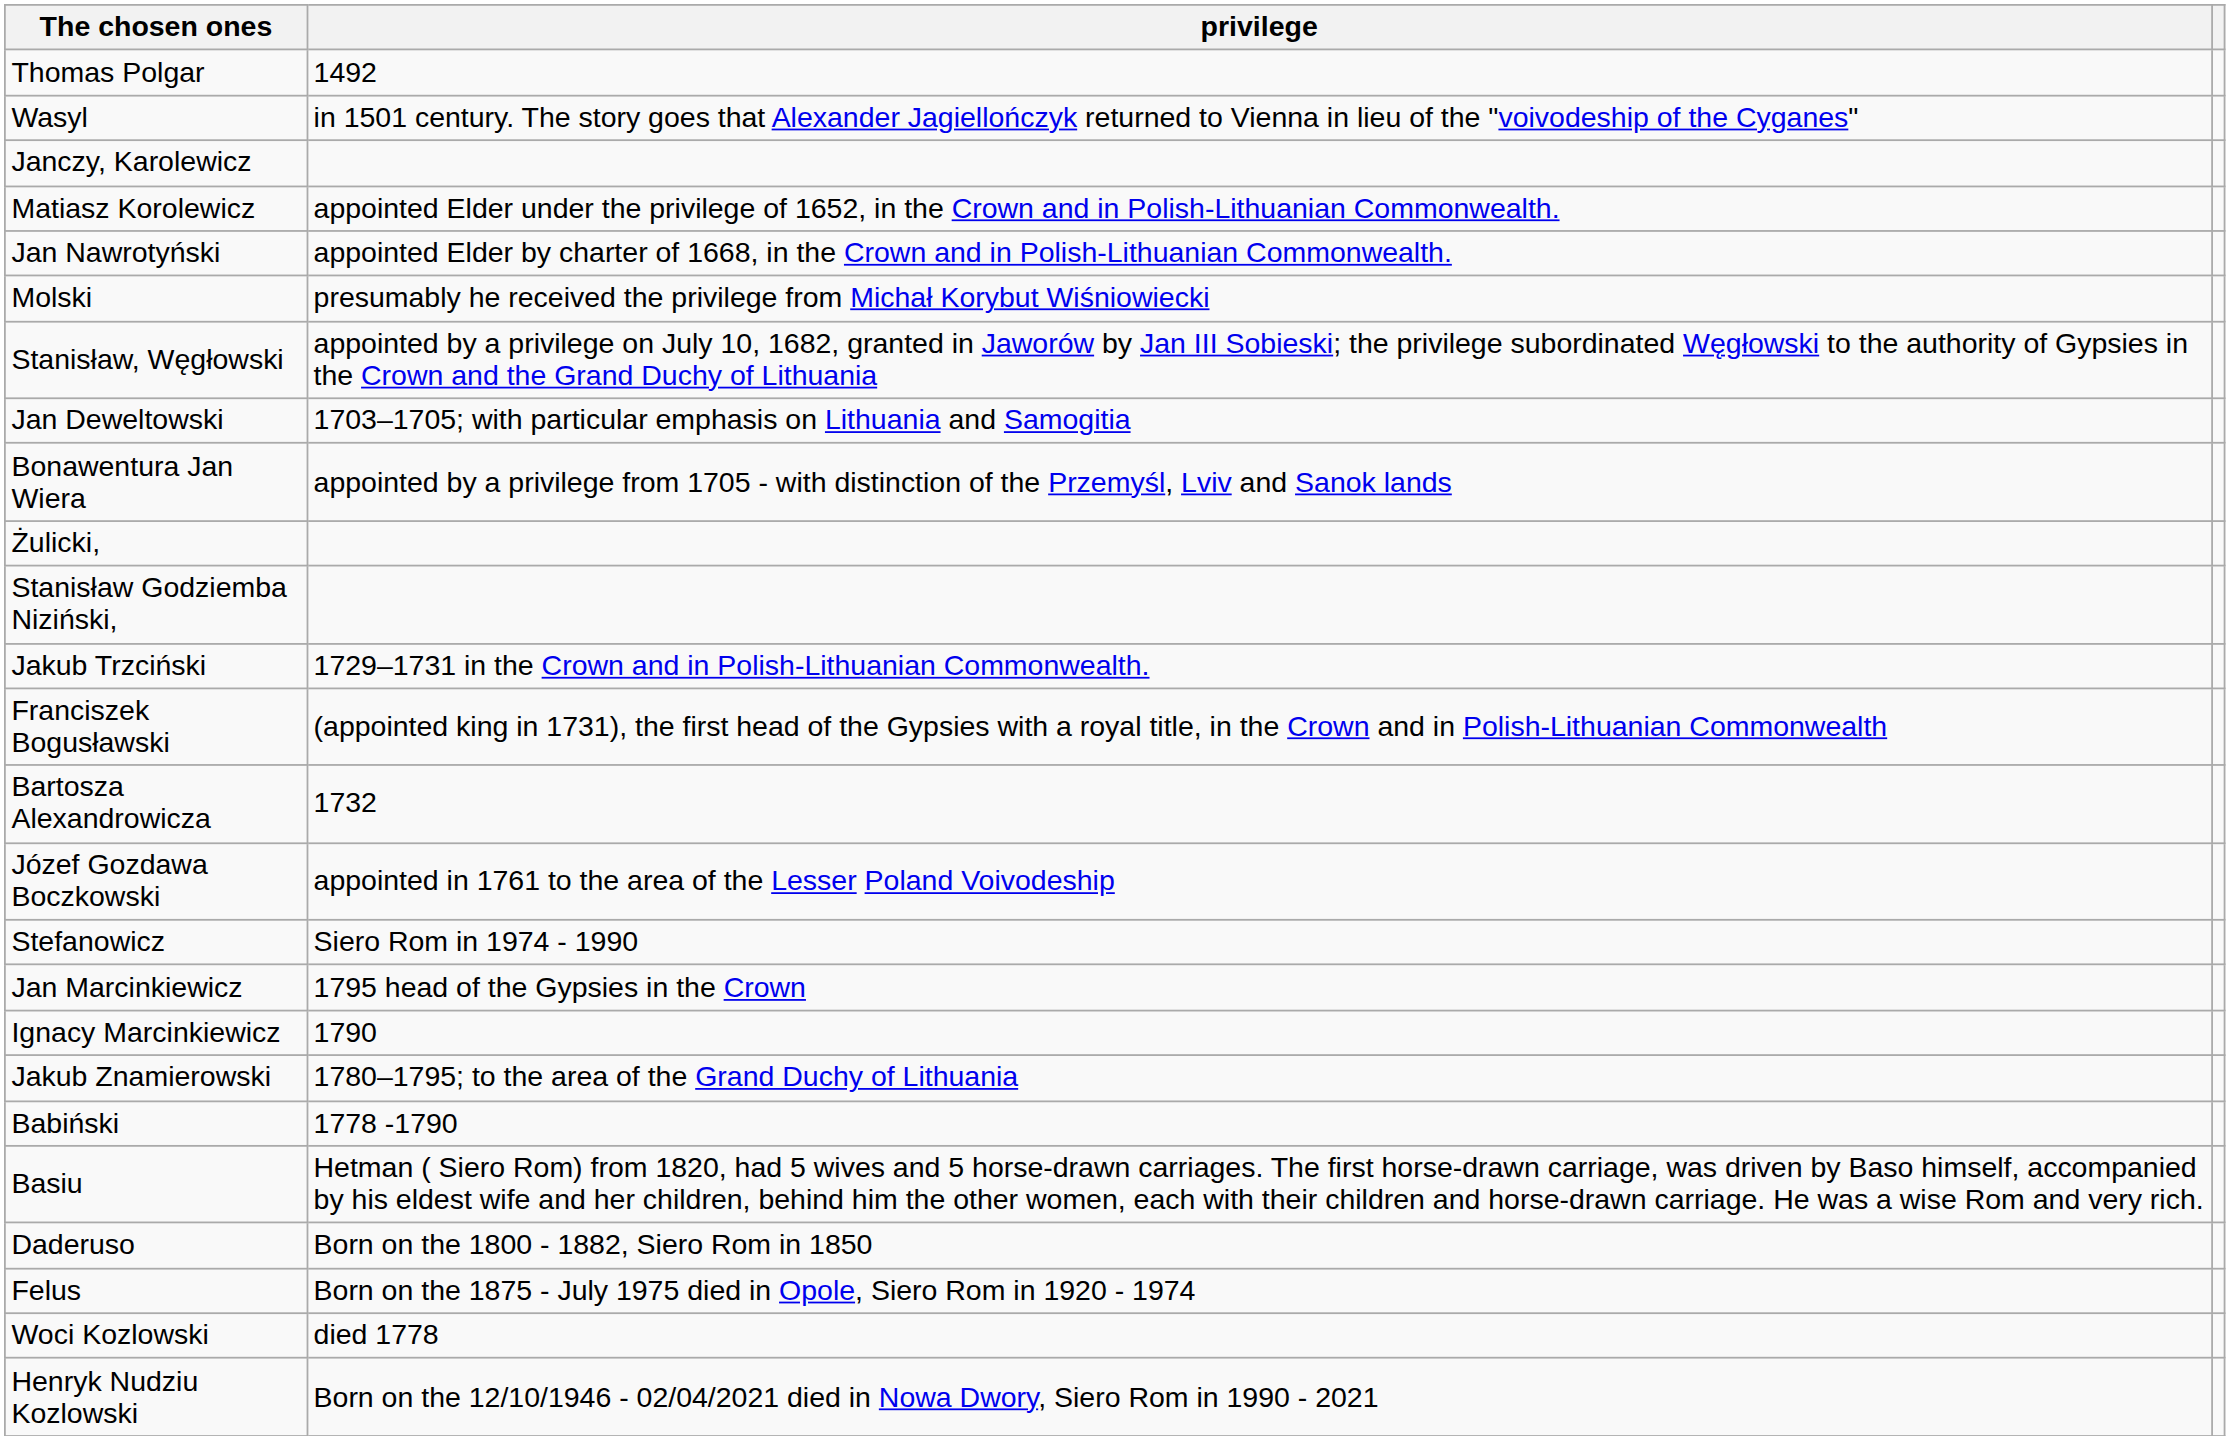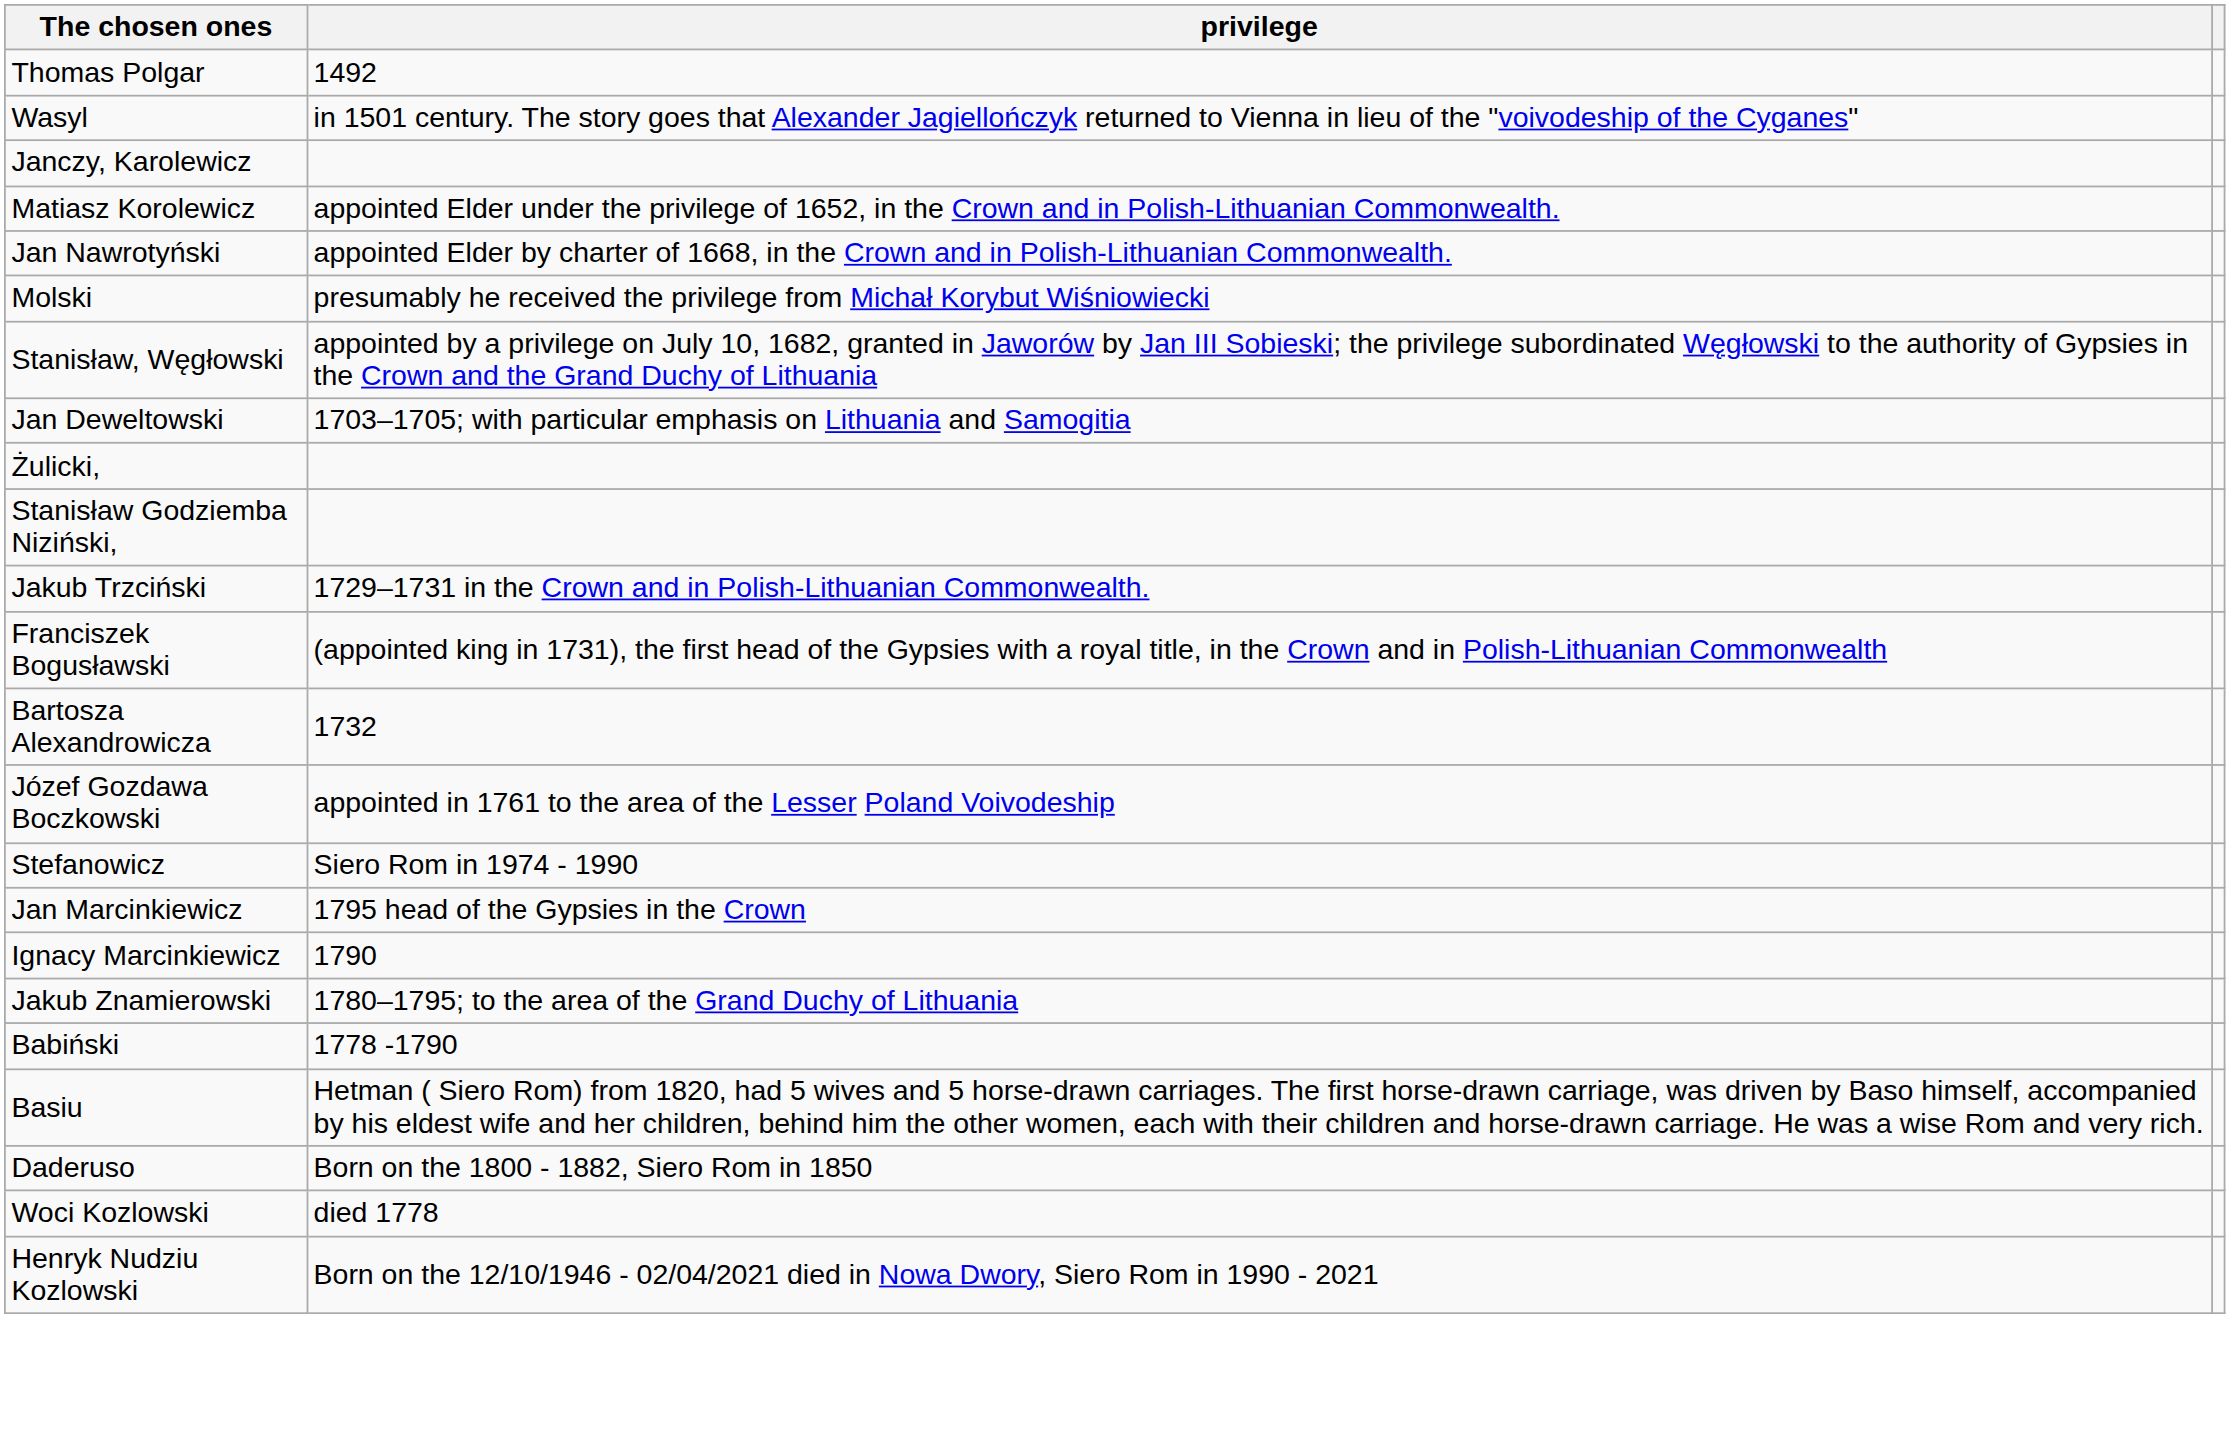- row: (122, 481)
- row: (46, 1290)
